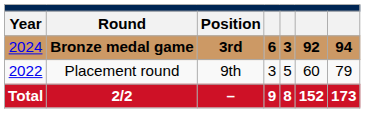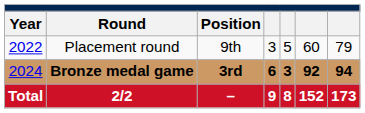rows swapped: (122, 71) <-> (122, 47)
